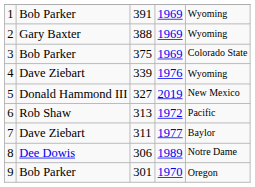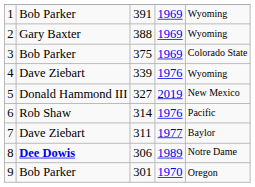(143, 113) 313 -> (143, 113) 314
(170, 113) 1972 -> (170, 113) 1976
(47, 152) normal -> (47, 152) bold
